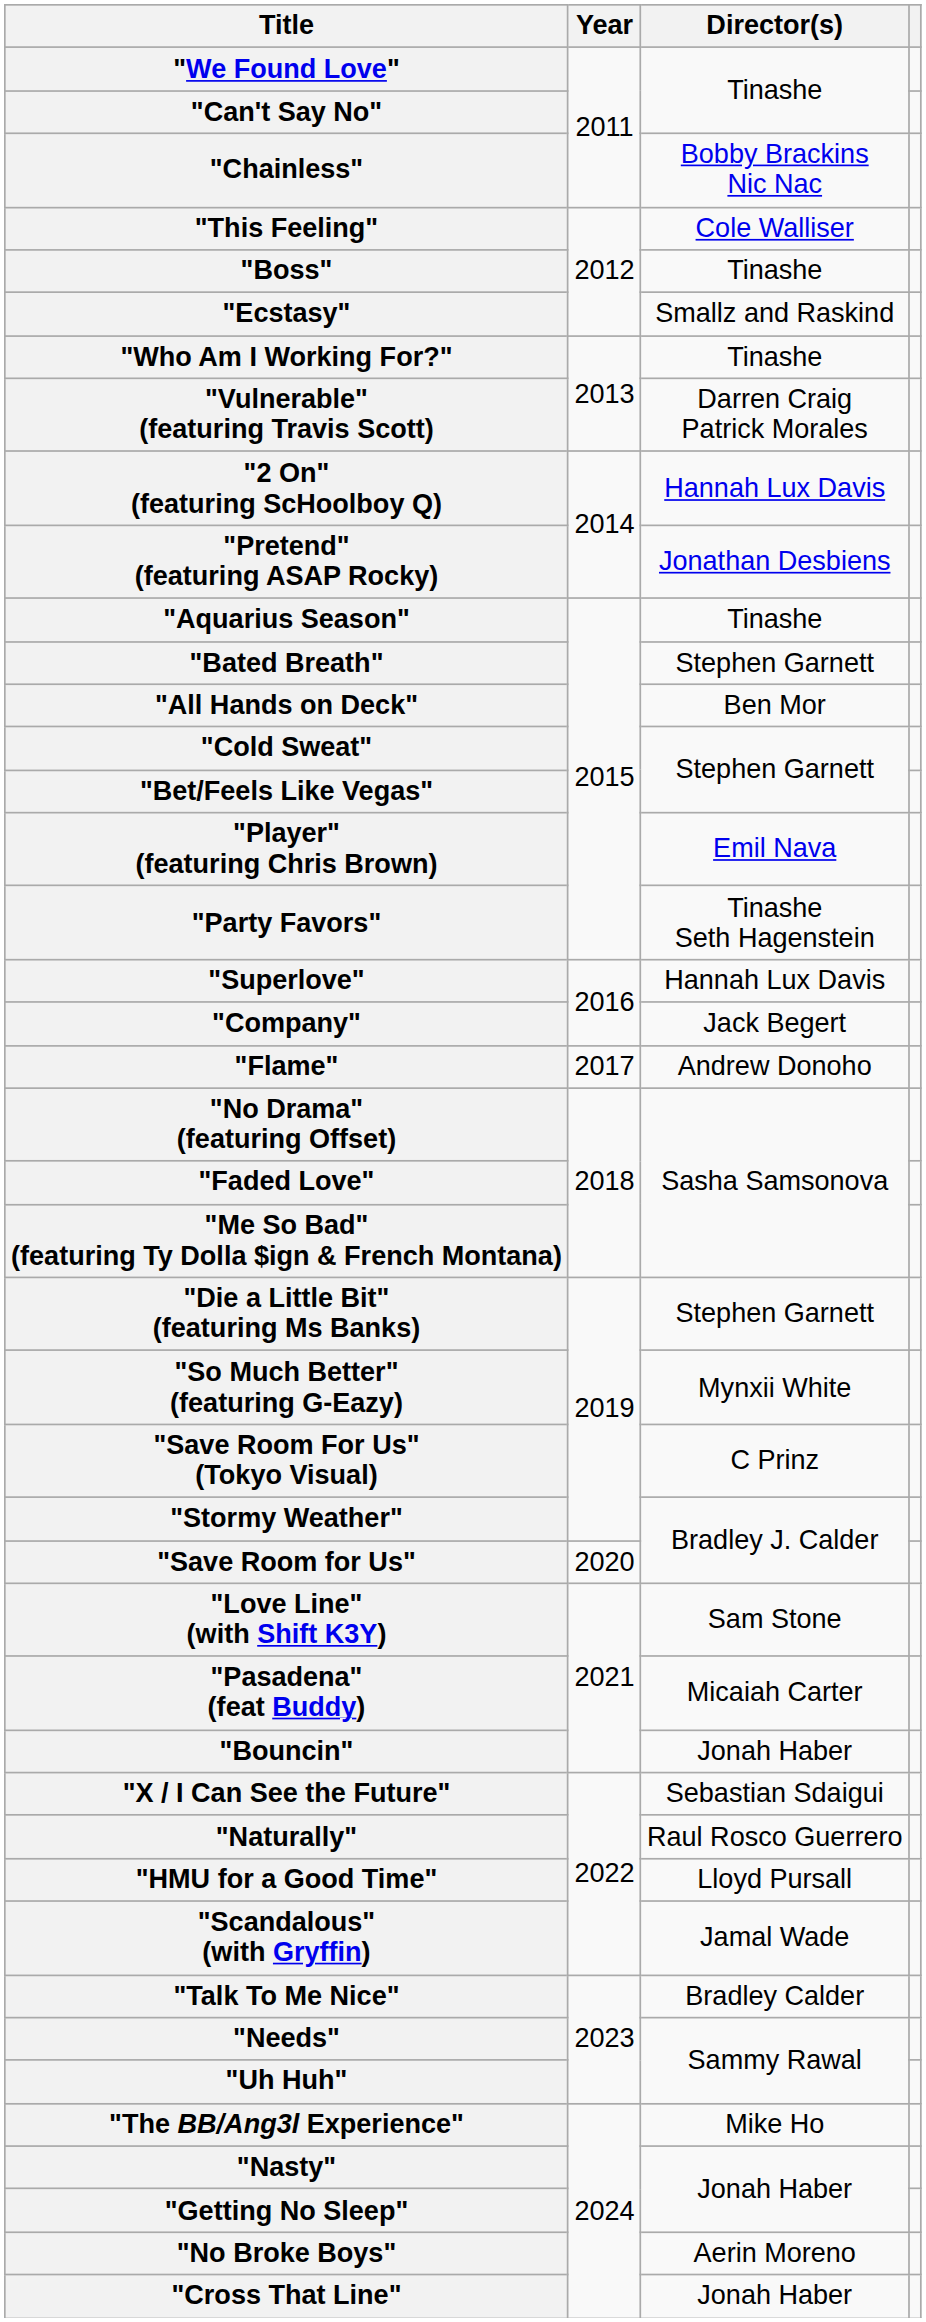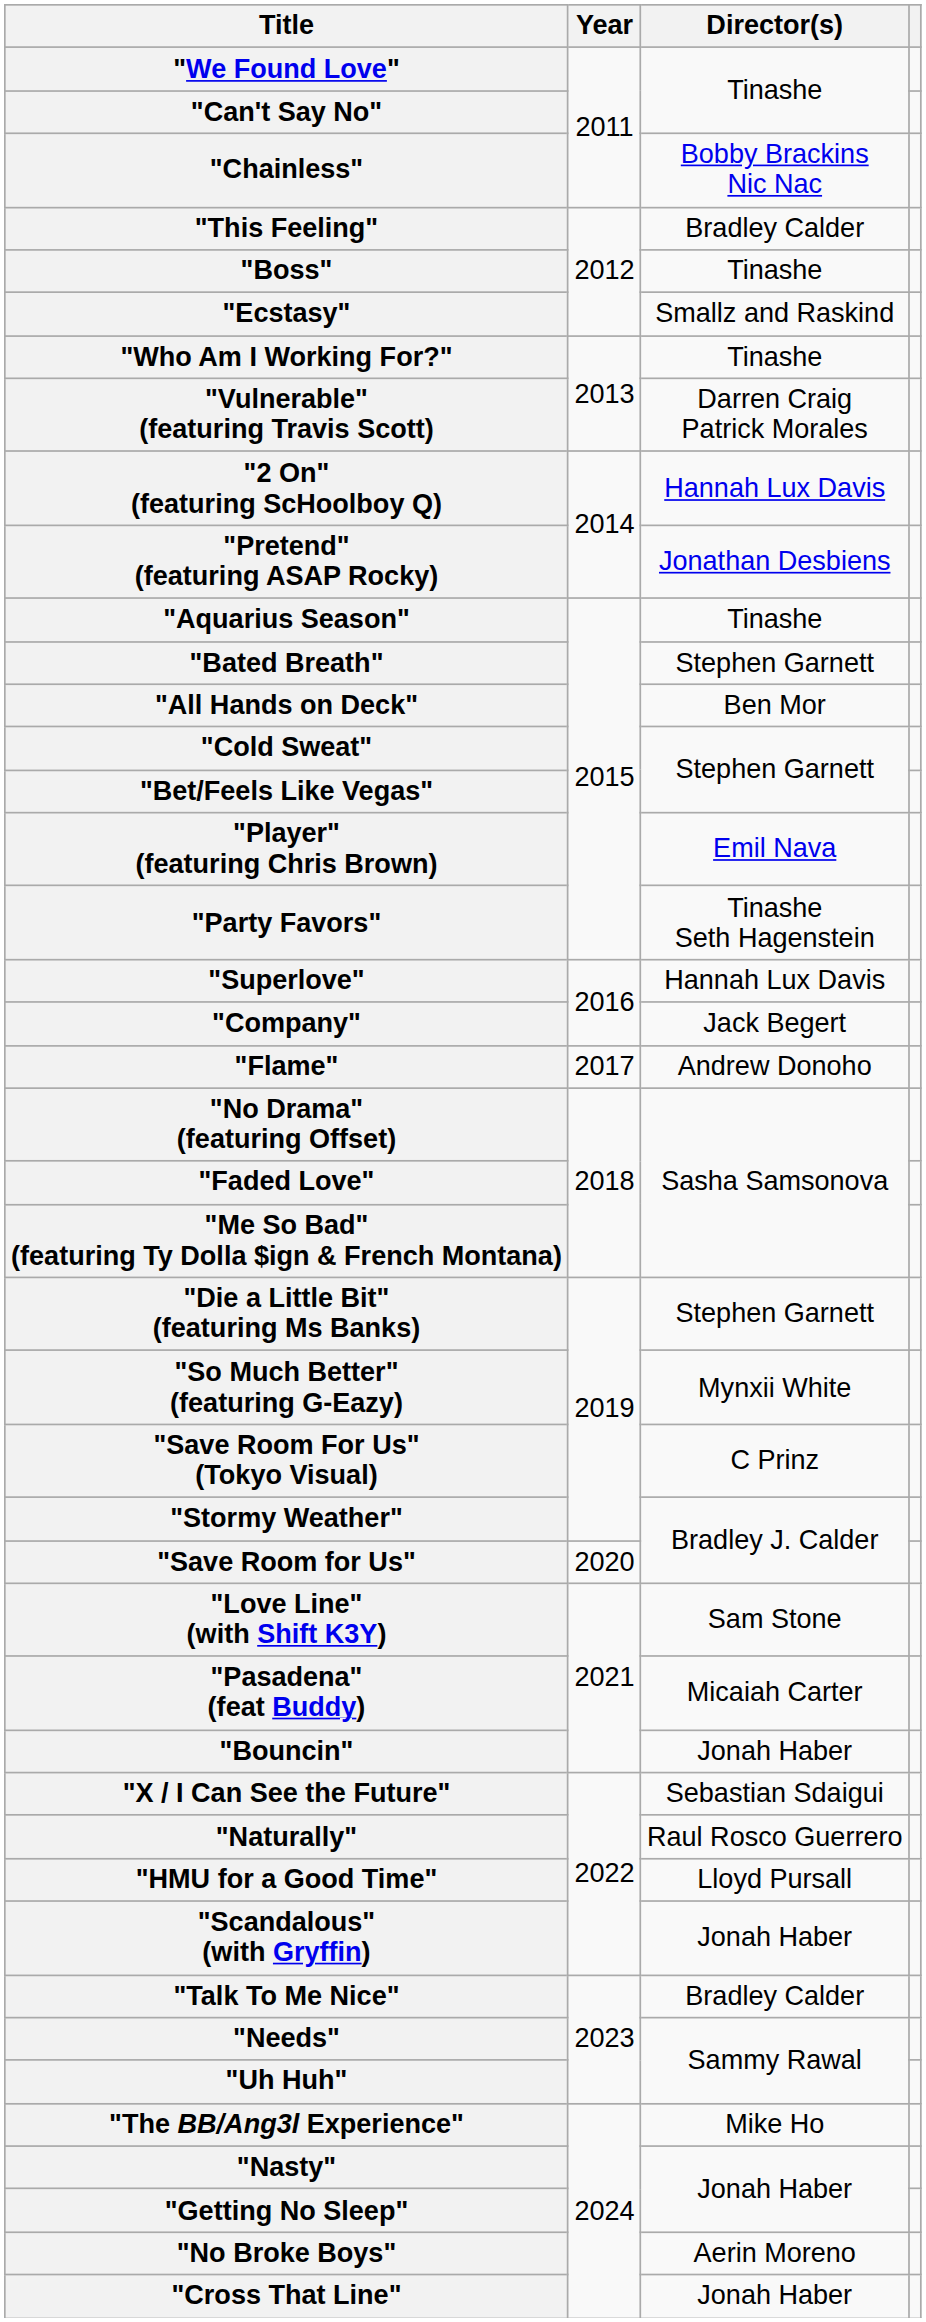(775, 227) Cole Walliser -> (775, 227) Bradley Calder
(775, 1937) Jamal Wade -> (775, 1937) Jonah Haber
